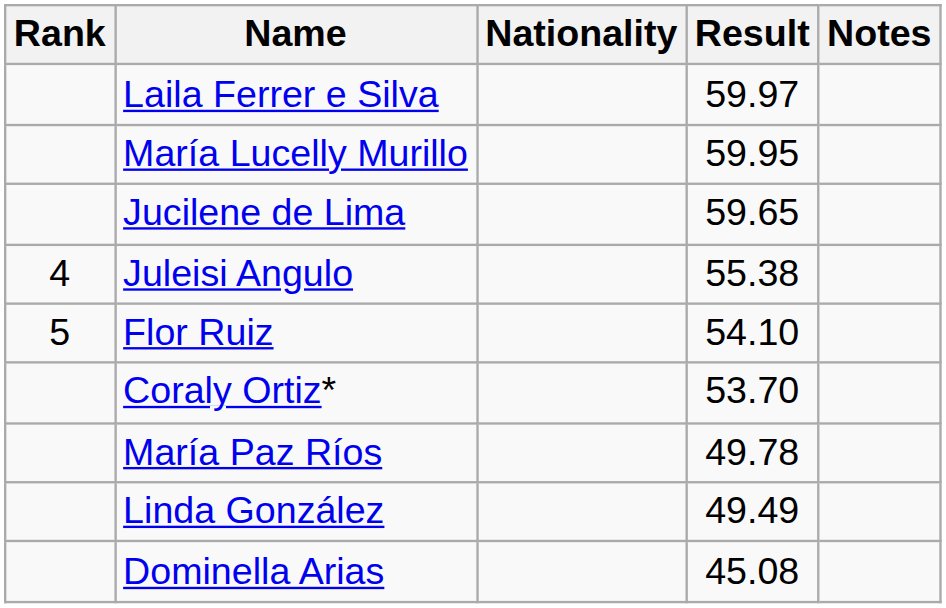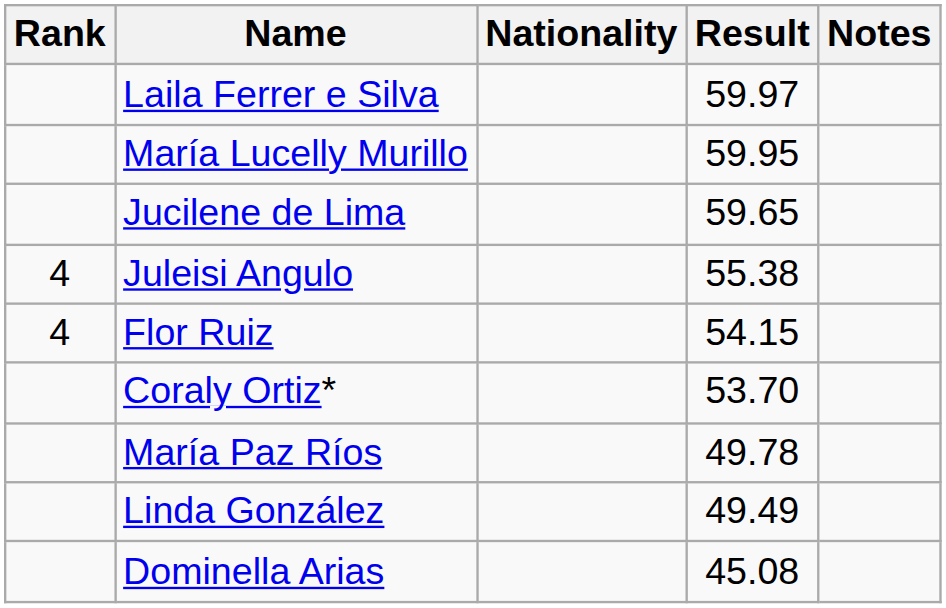(60, 332) 5 -> (60, 332) 4
(752, 332) 54.10 -> (752, 332) 54.15
